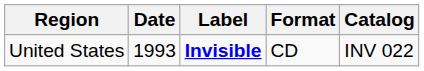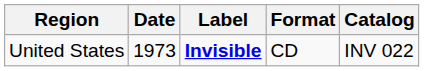(155, 50) 1993 -> (155, 50) 1973
